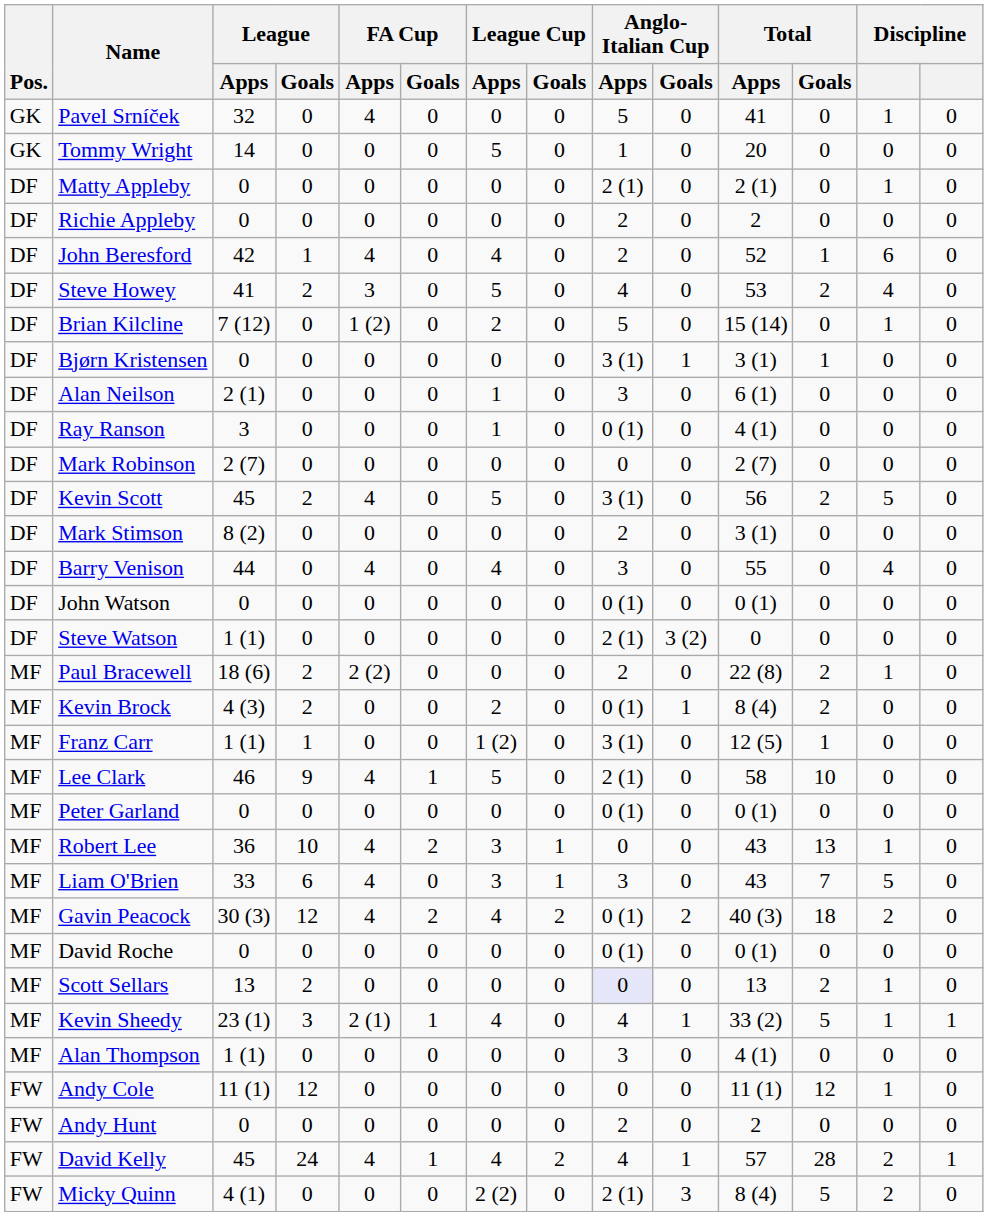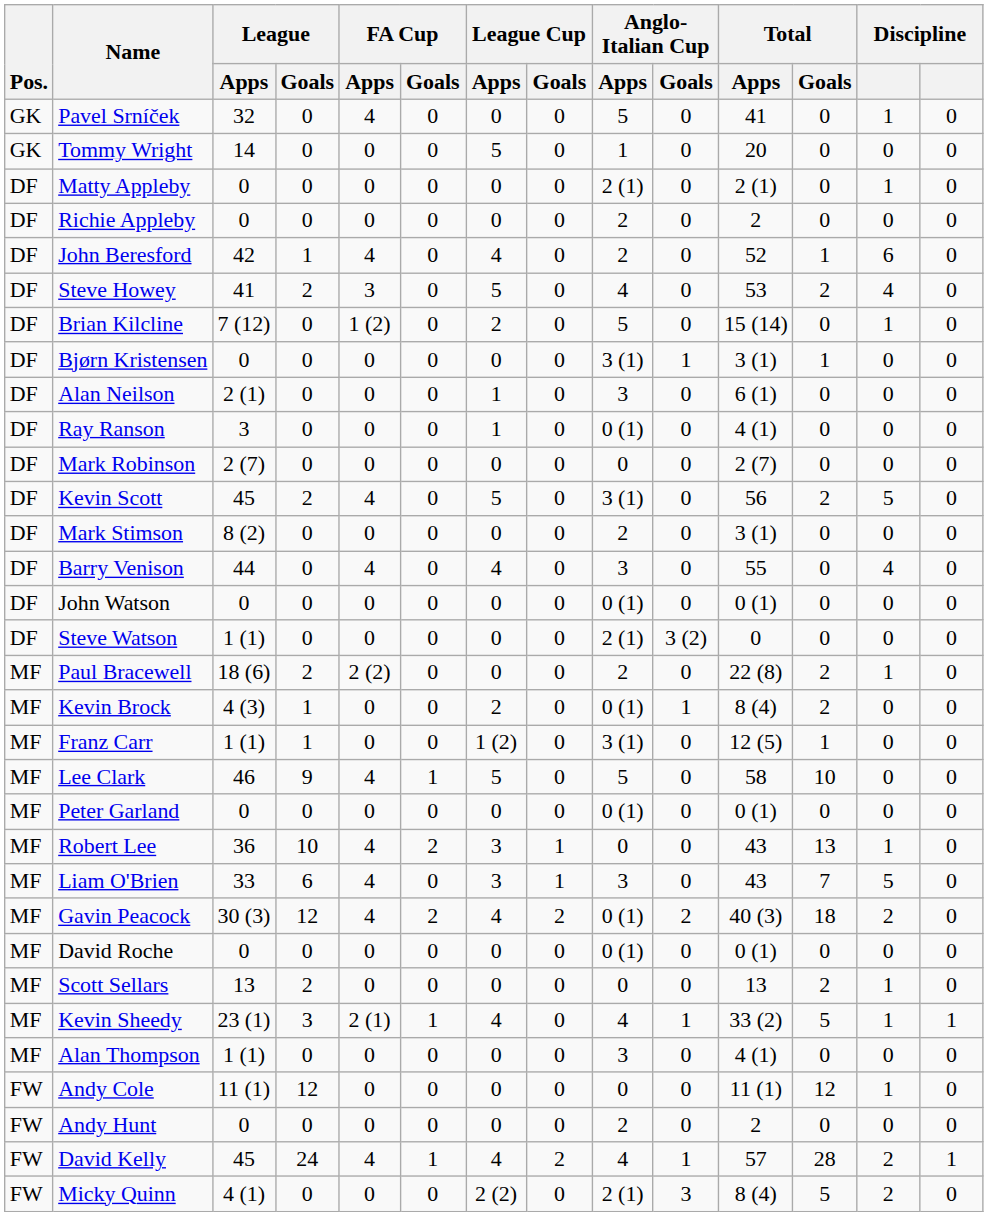(307, 707) 2 -> (307, 707) 1
(623, 776) 2 (1) -> (623, 776) 5
(623, 985) lavender background -> (623, 985) no background
